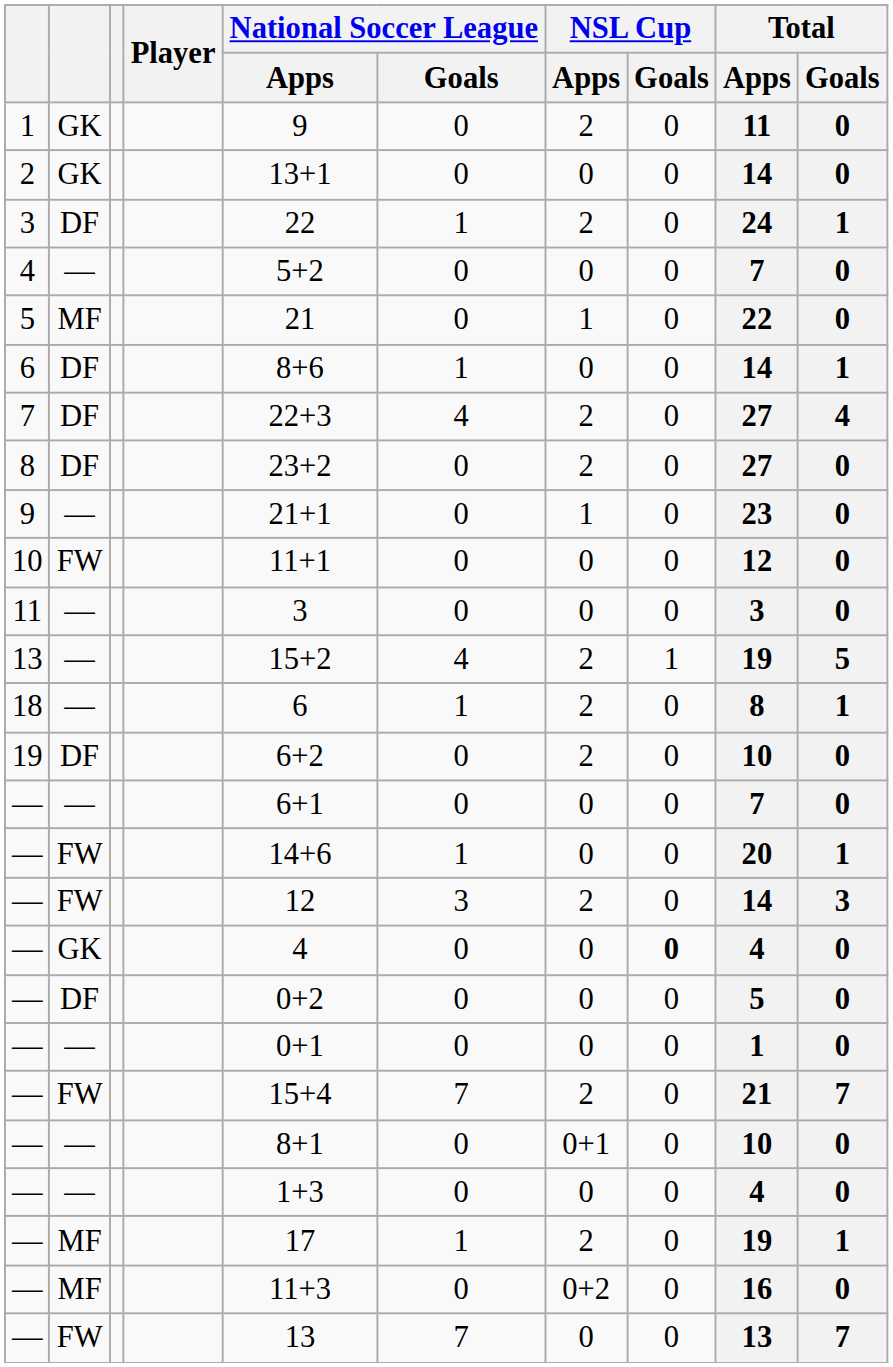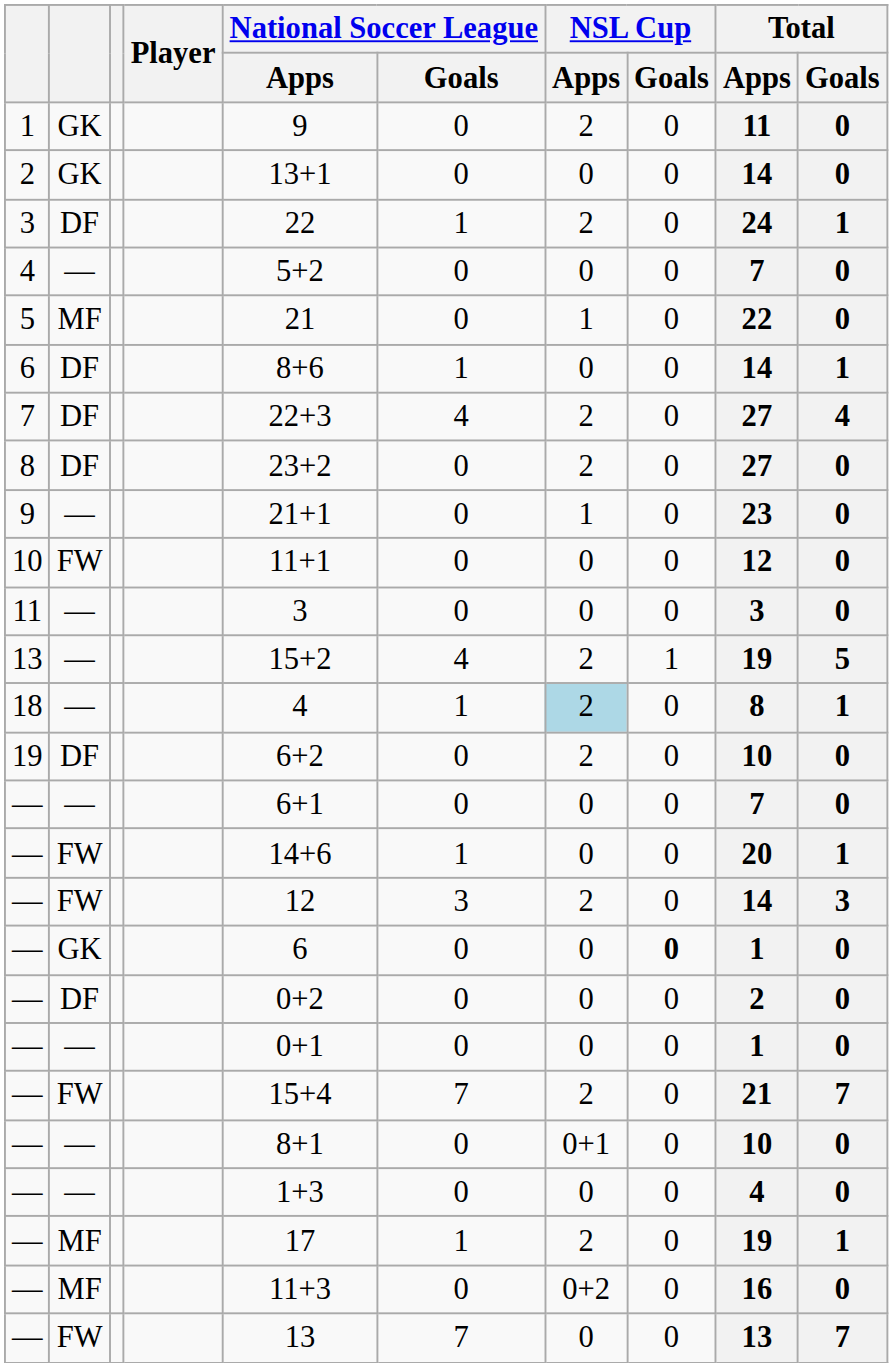(300, 707) 6 -> (300, 707) 4
(586, 707) no background -> (586, 707) lightblue background
(300, 949) 4 -> (300, 949) 6
(757, 949) 4 -> (757, 949) 1
(757, 998) 5 -> (757, 998) 2
